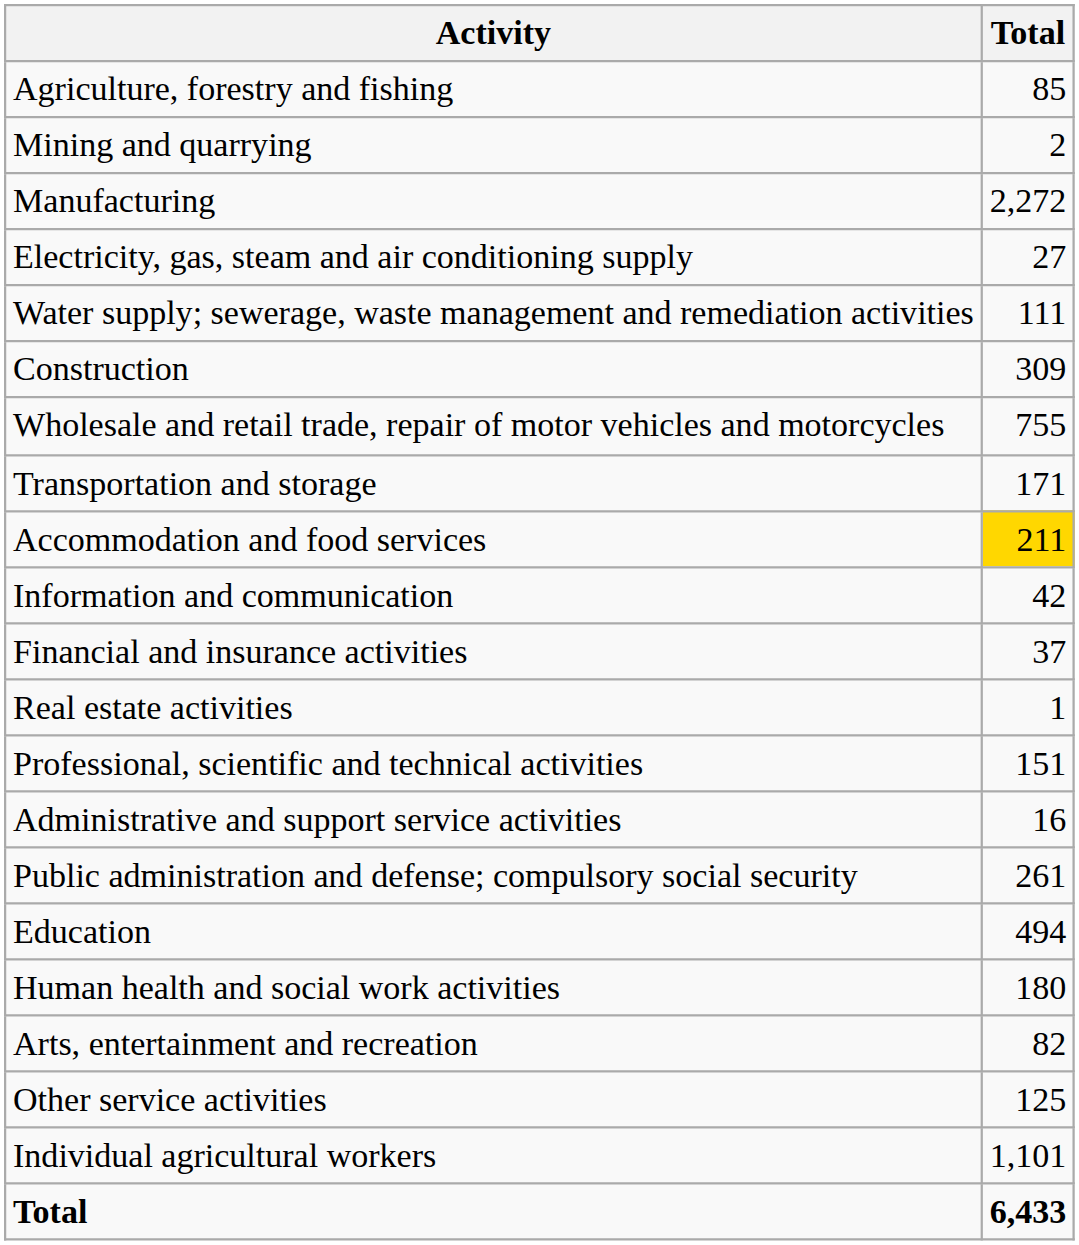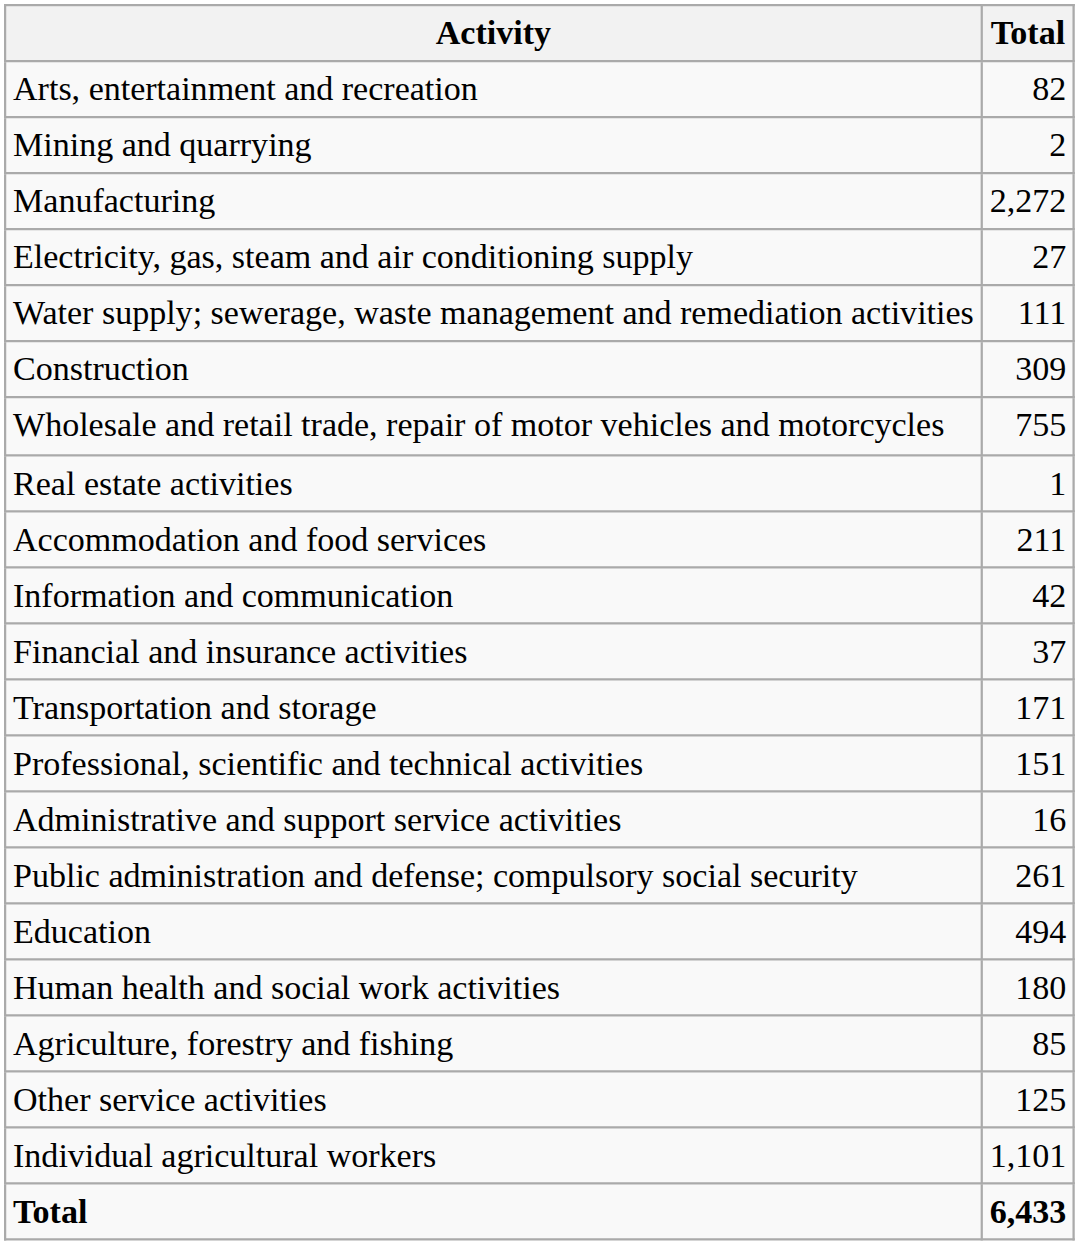rows swapped: (233, 88) <-> (245, 1043)
rows swapped: (195, 481) <-> (153, 706)
(1041, 538) gold background -> (1041, 538) no background
